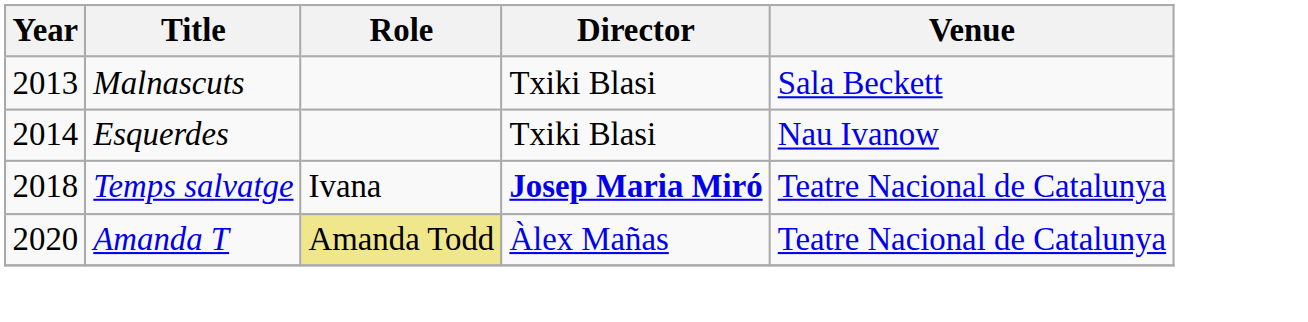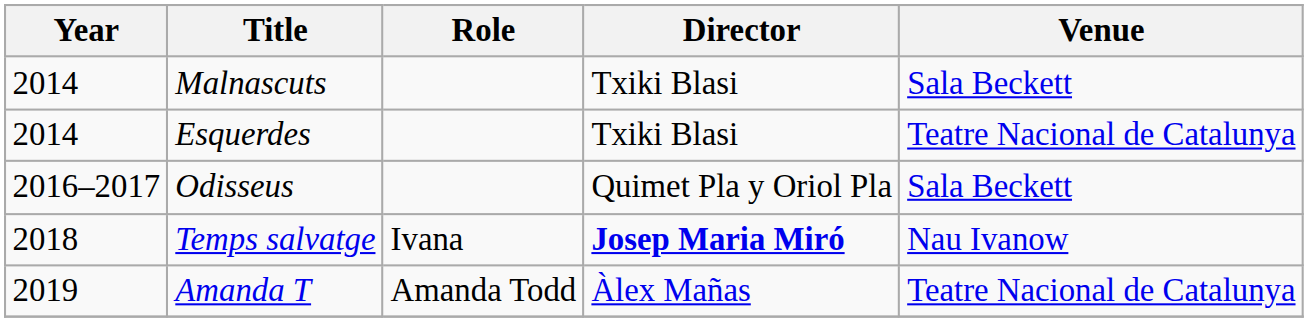(45, 82) 2013 -> (45, 82) 2014
(858, 134) Nau Ivanow -> (1101, 134) Teatre Nacional de Catalunya
+ row: (235, 186)
(972, 186) Teatre Nacional de Catalunya -> (988, 238) Nau Ivanow
(45, 238) 2020 -> (45, 290) 2019
(401, 238) khaki background -> (483, 290) no background
